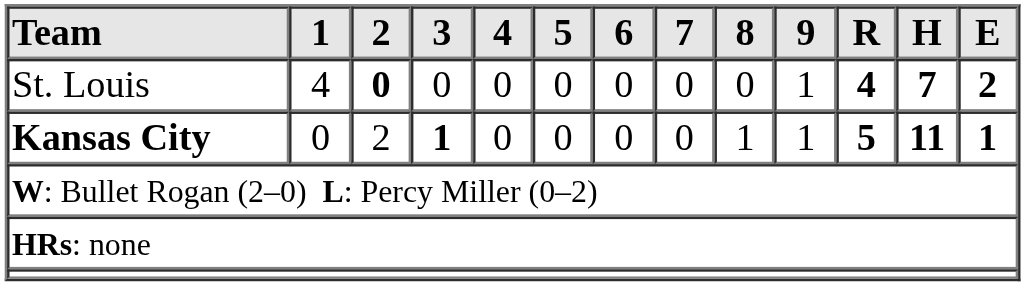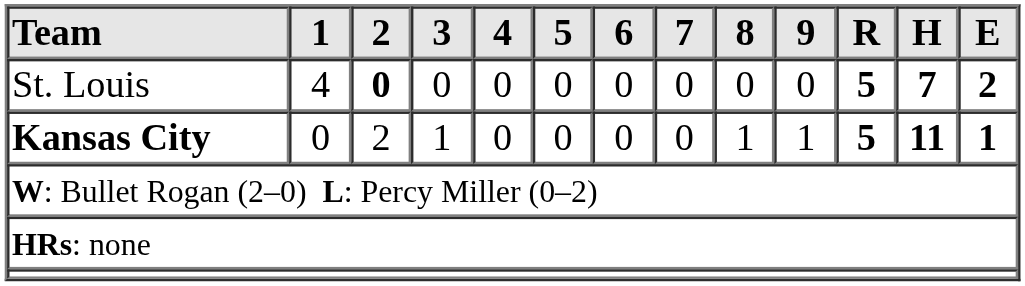(806, 84) 1 -> (806, 84) 0
(866, 84) 4 -> (866, 84) 5
(442, 137) bold -> (442, 137) normal
